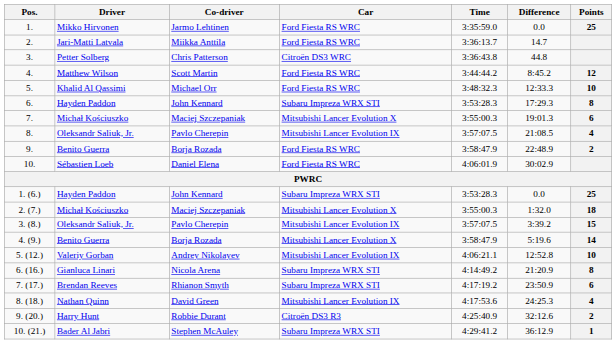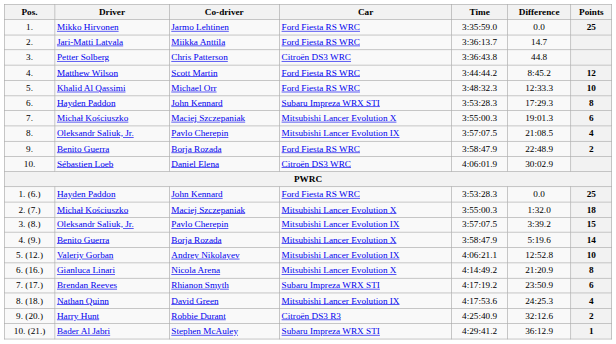(321, 164) Ford Fiesta RS WRC -> (316, 164) Citroën DS3 WRC
(331, 194) Subaru Impreza WRX STI -> (321, 194) Ford Fiesta RS WRC
(331, 270) Subaru Impreza WRX STI -> (339, 270) Mitsubishi Lancer Evolution X
